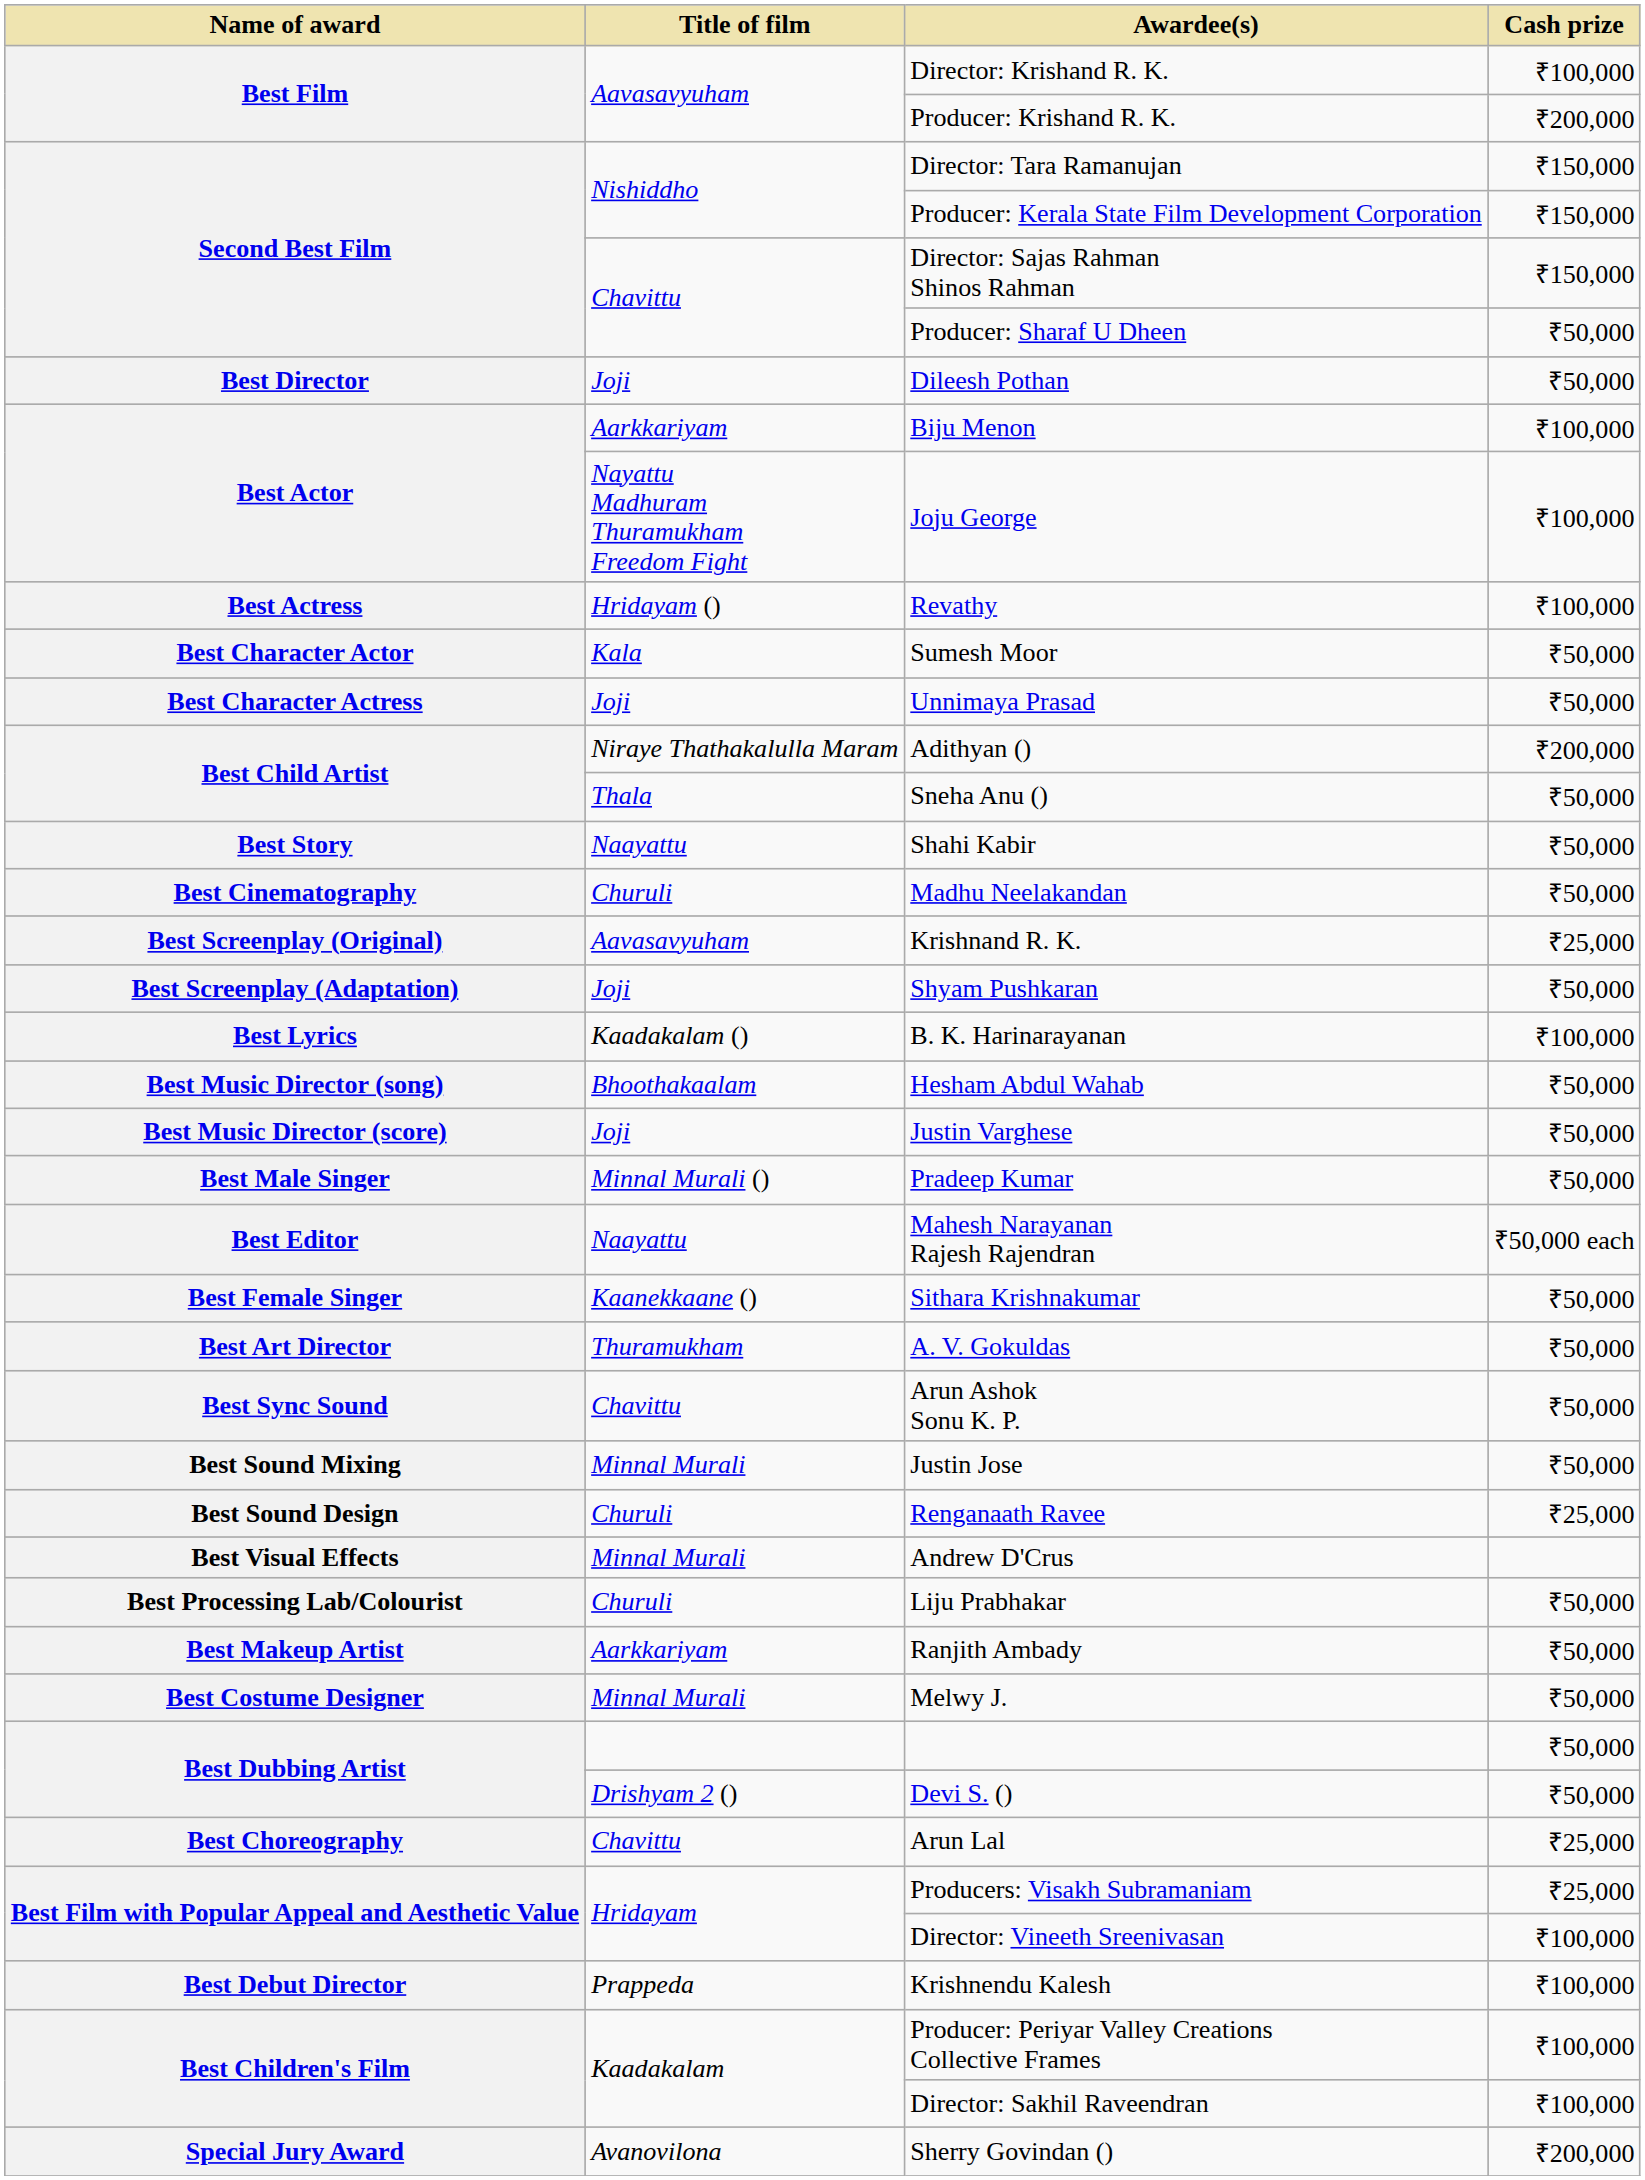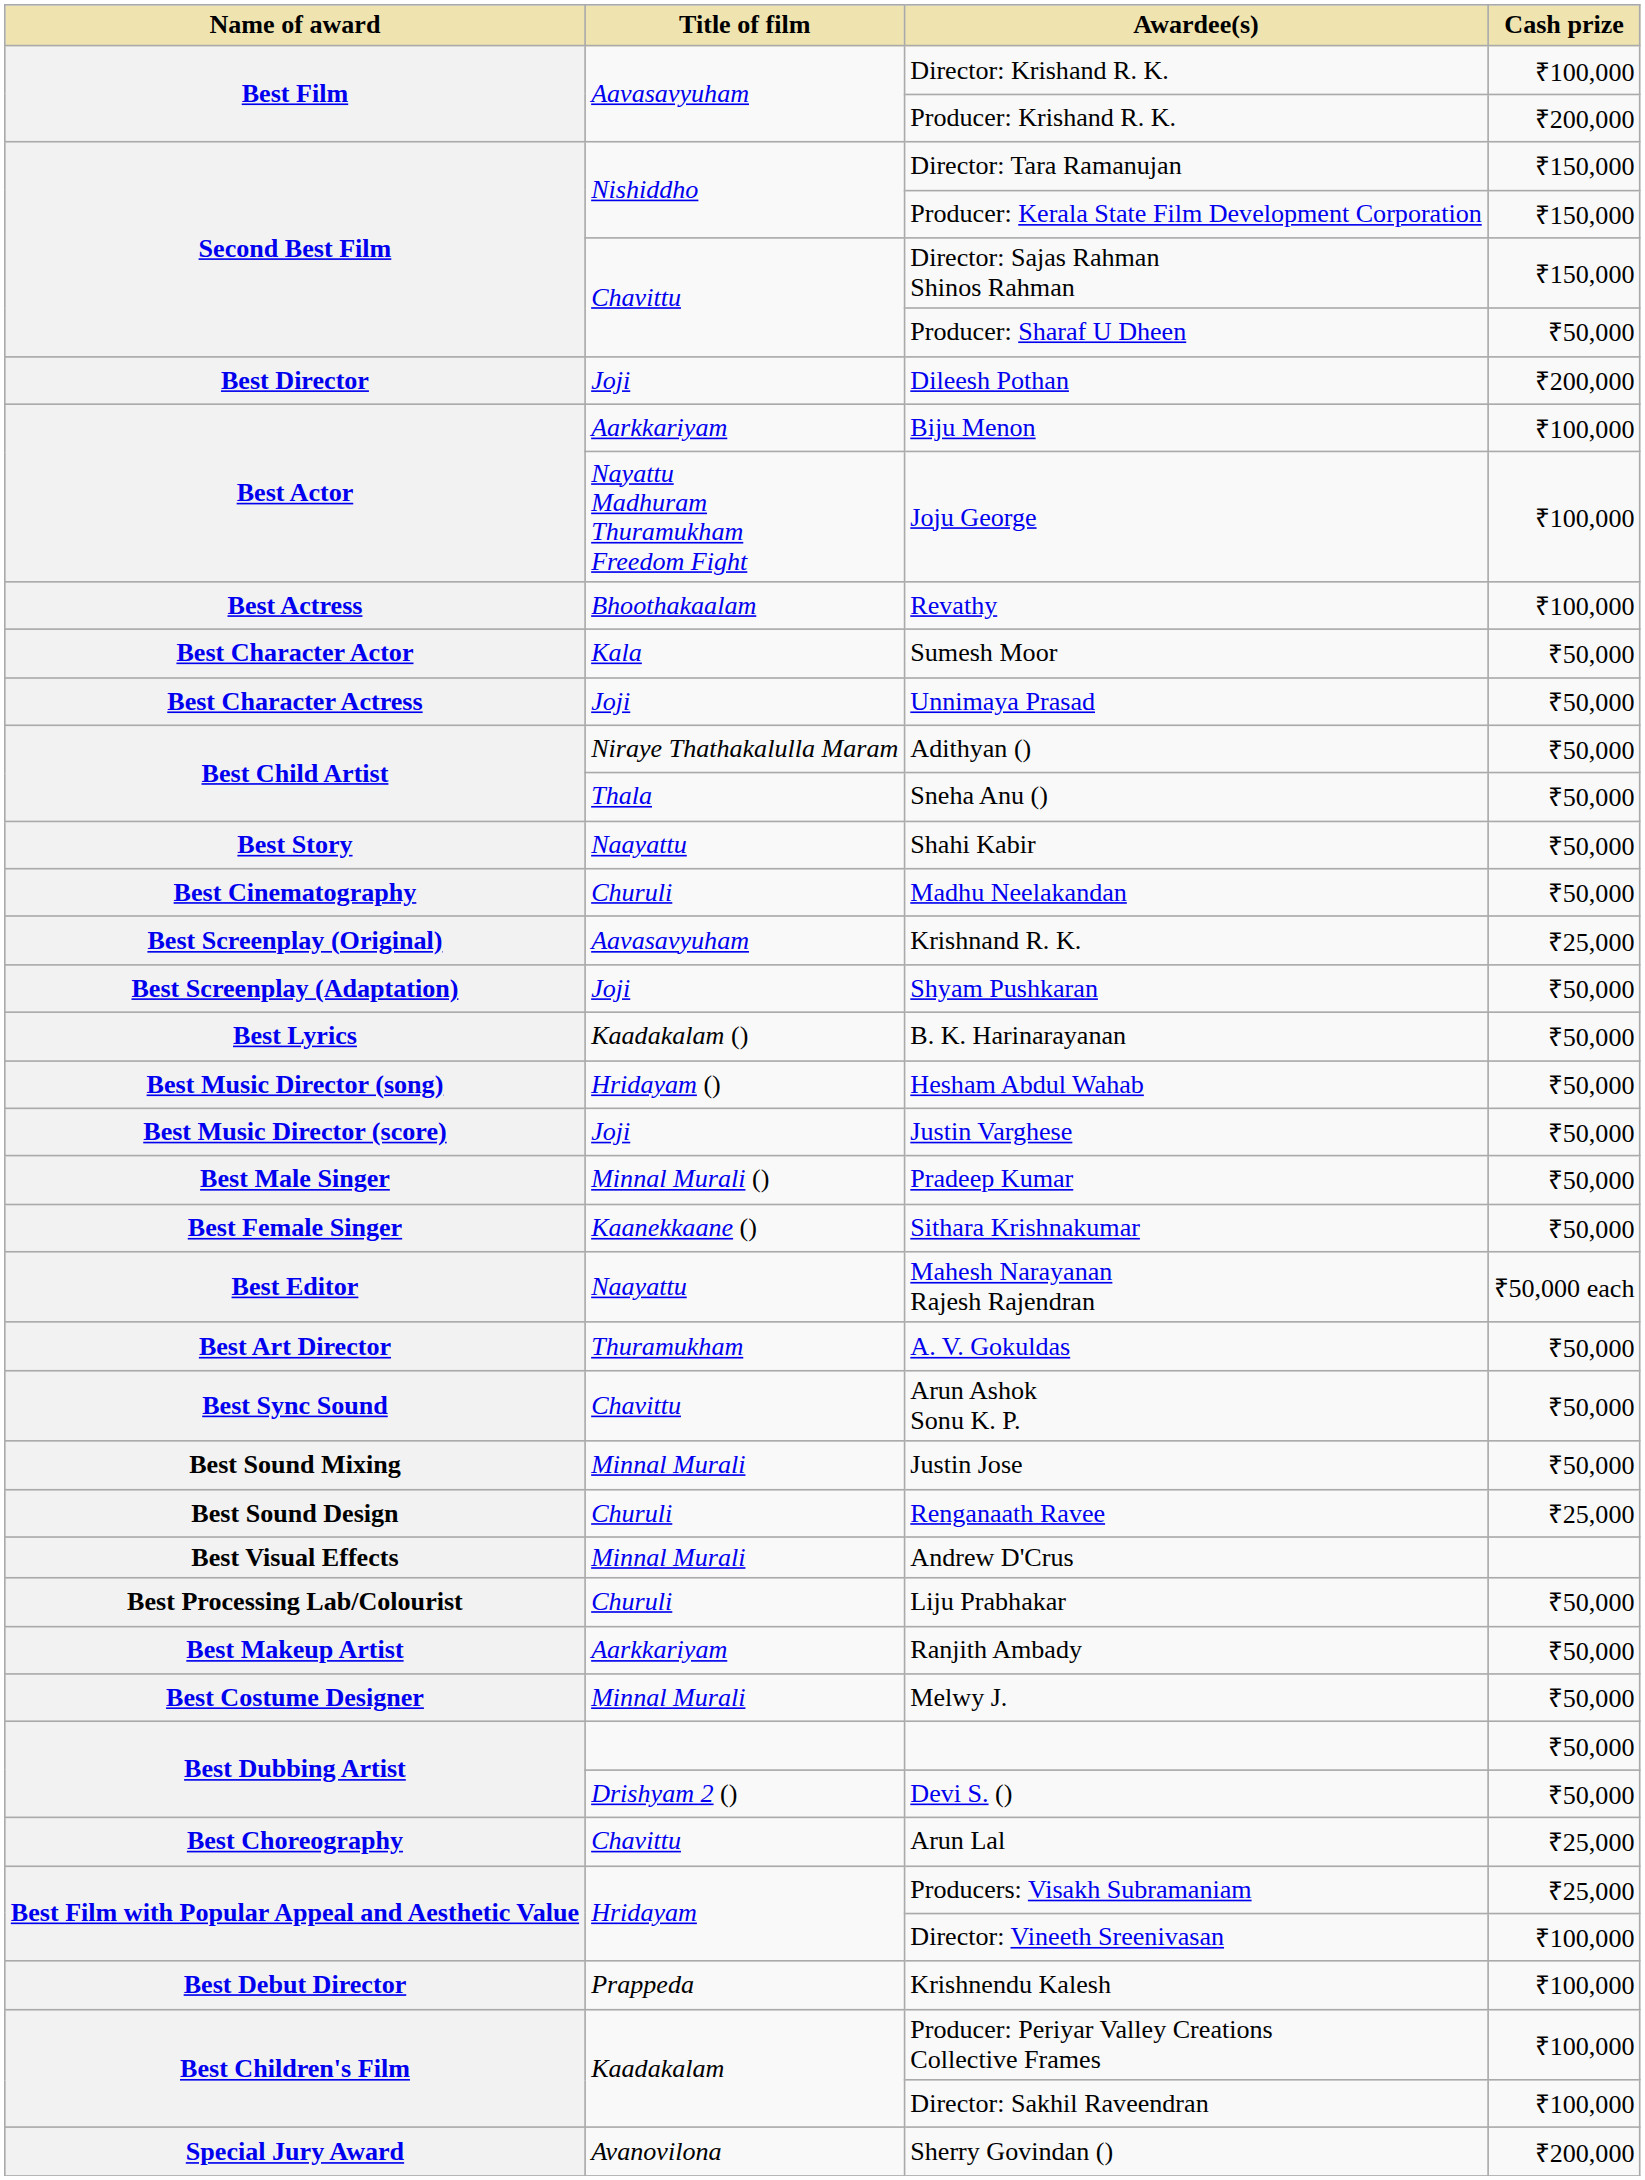(1591, 381) ₹50,000 -> (1585, 381) ₹200,000
(656, 605) Hridayam () -> (674, 605) Bhoothakaalam
(1585, 750) ₹200,000 -> (1591, 750) ₹50,000
(1585, 1037) ₹100,000 -> (1591, 1037) ₹50,000
(674, 1083) Bhoothakaalam -> (656, 1083) Hridayam ()
rows swapped: (1025, 1298) <-> (1011, 1238)
